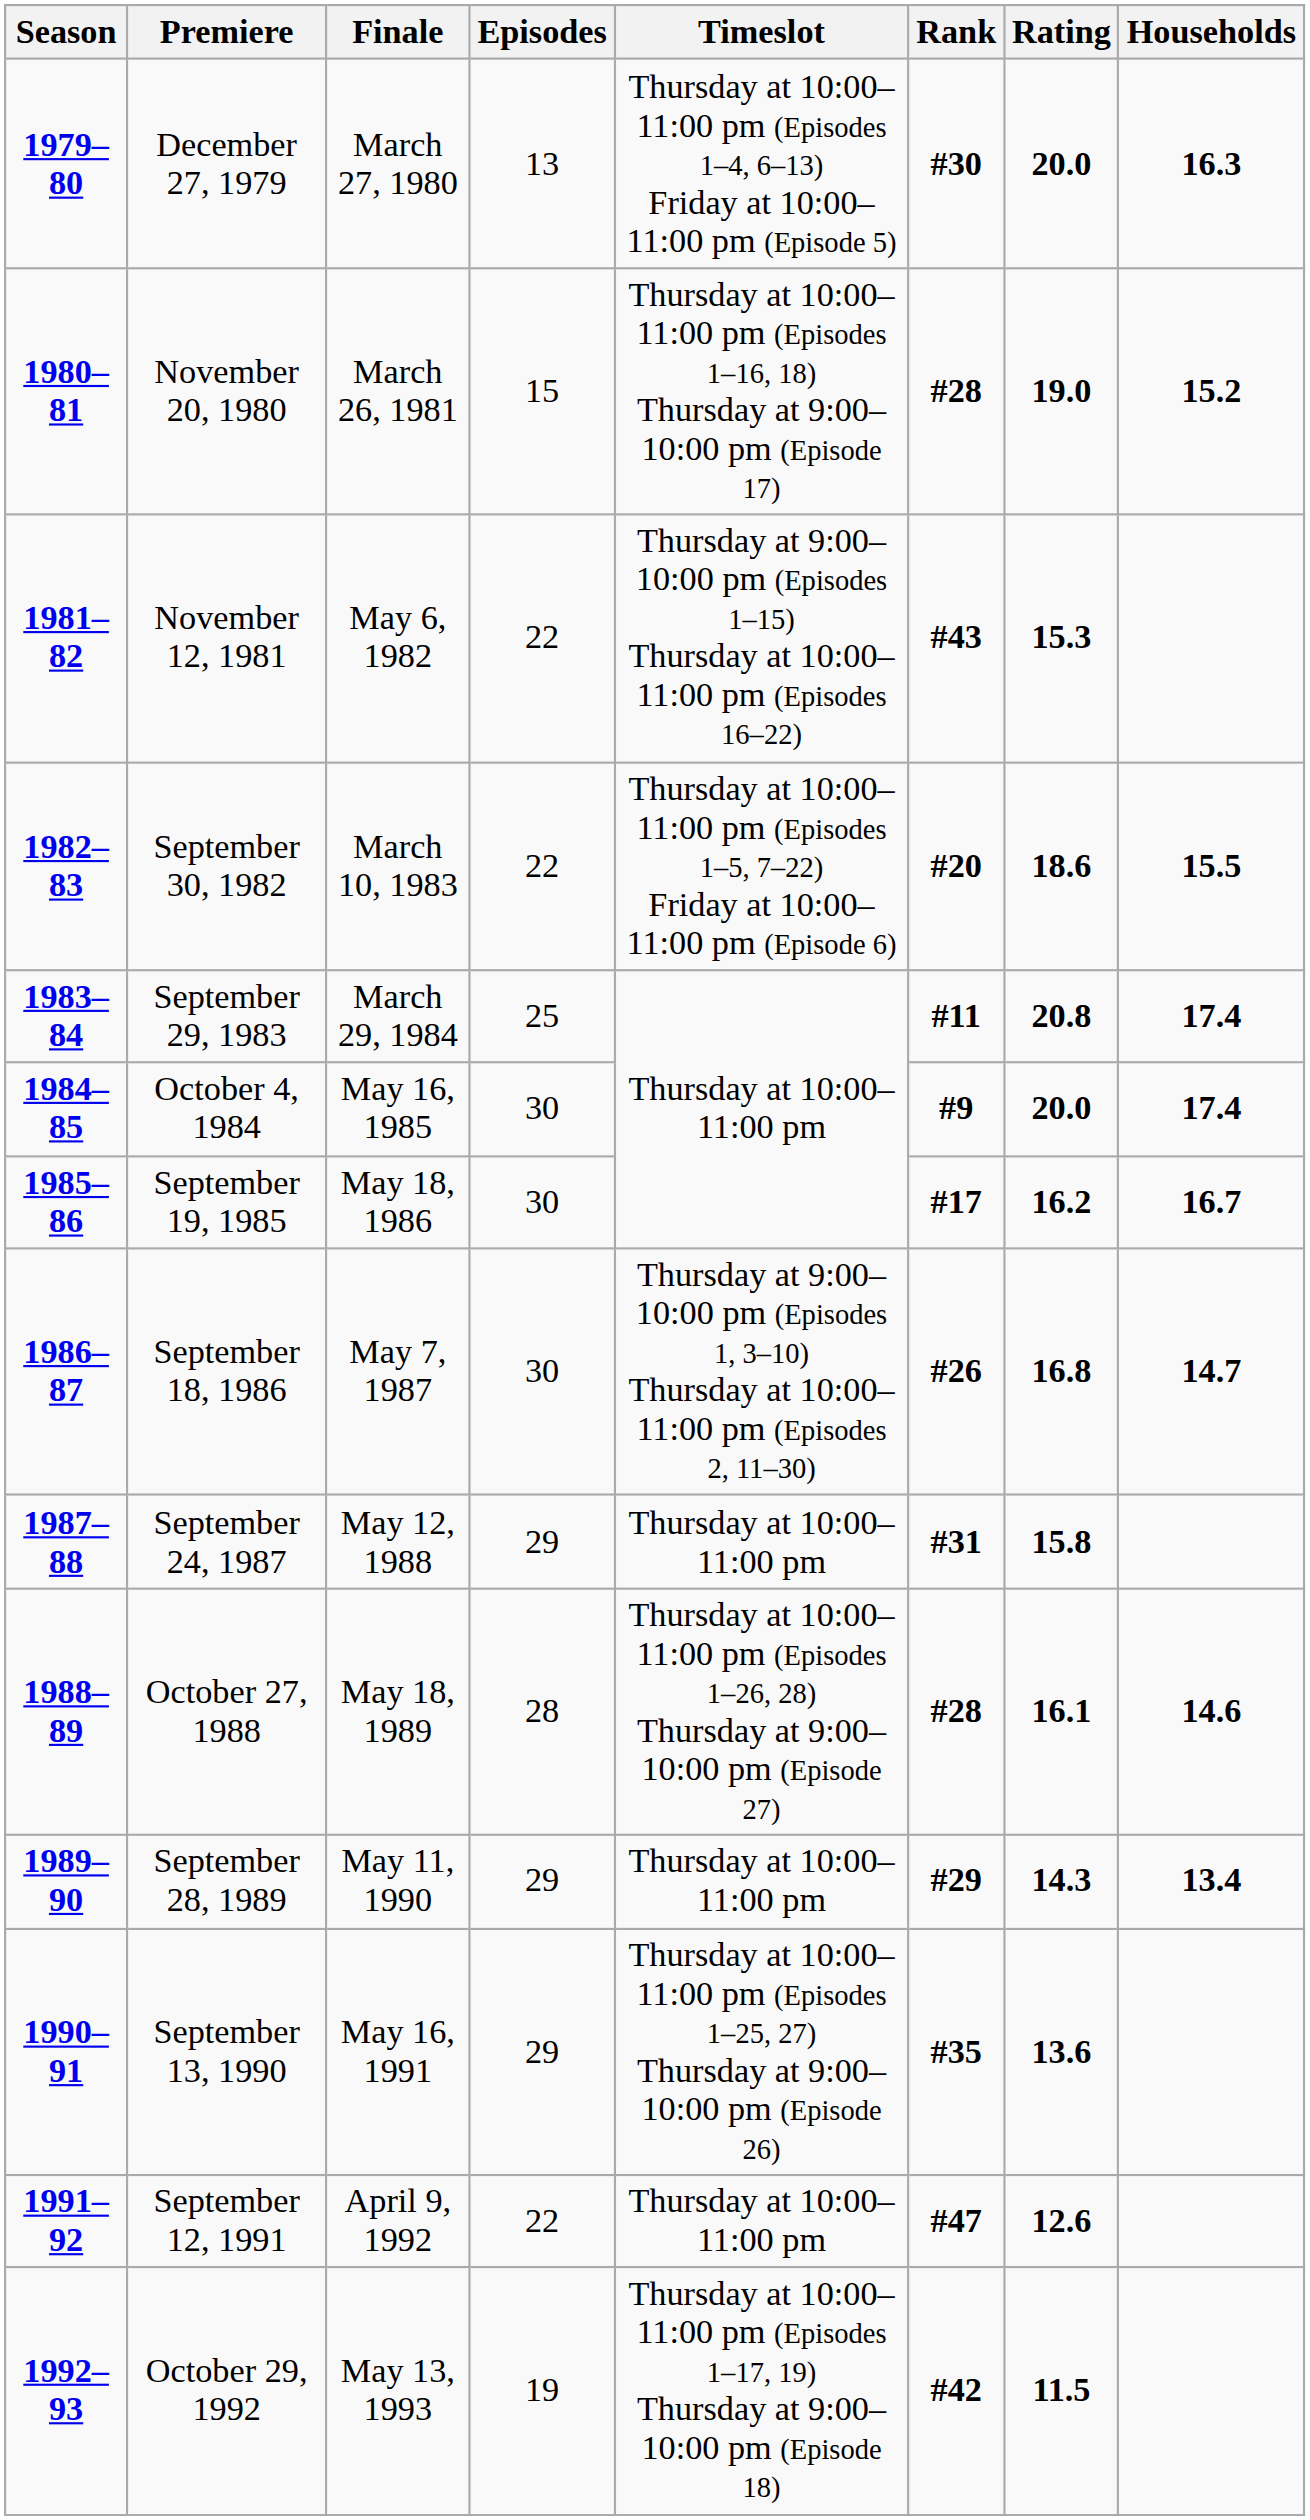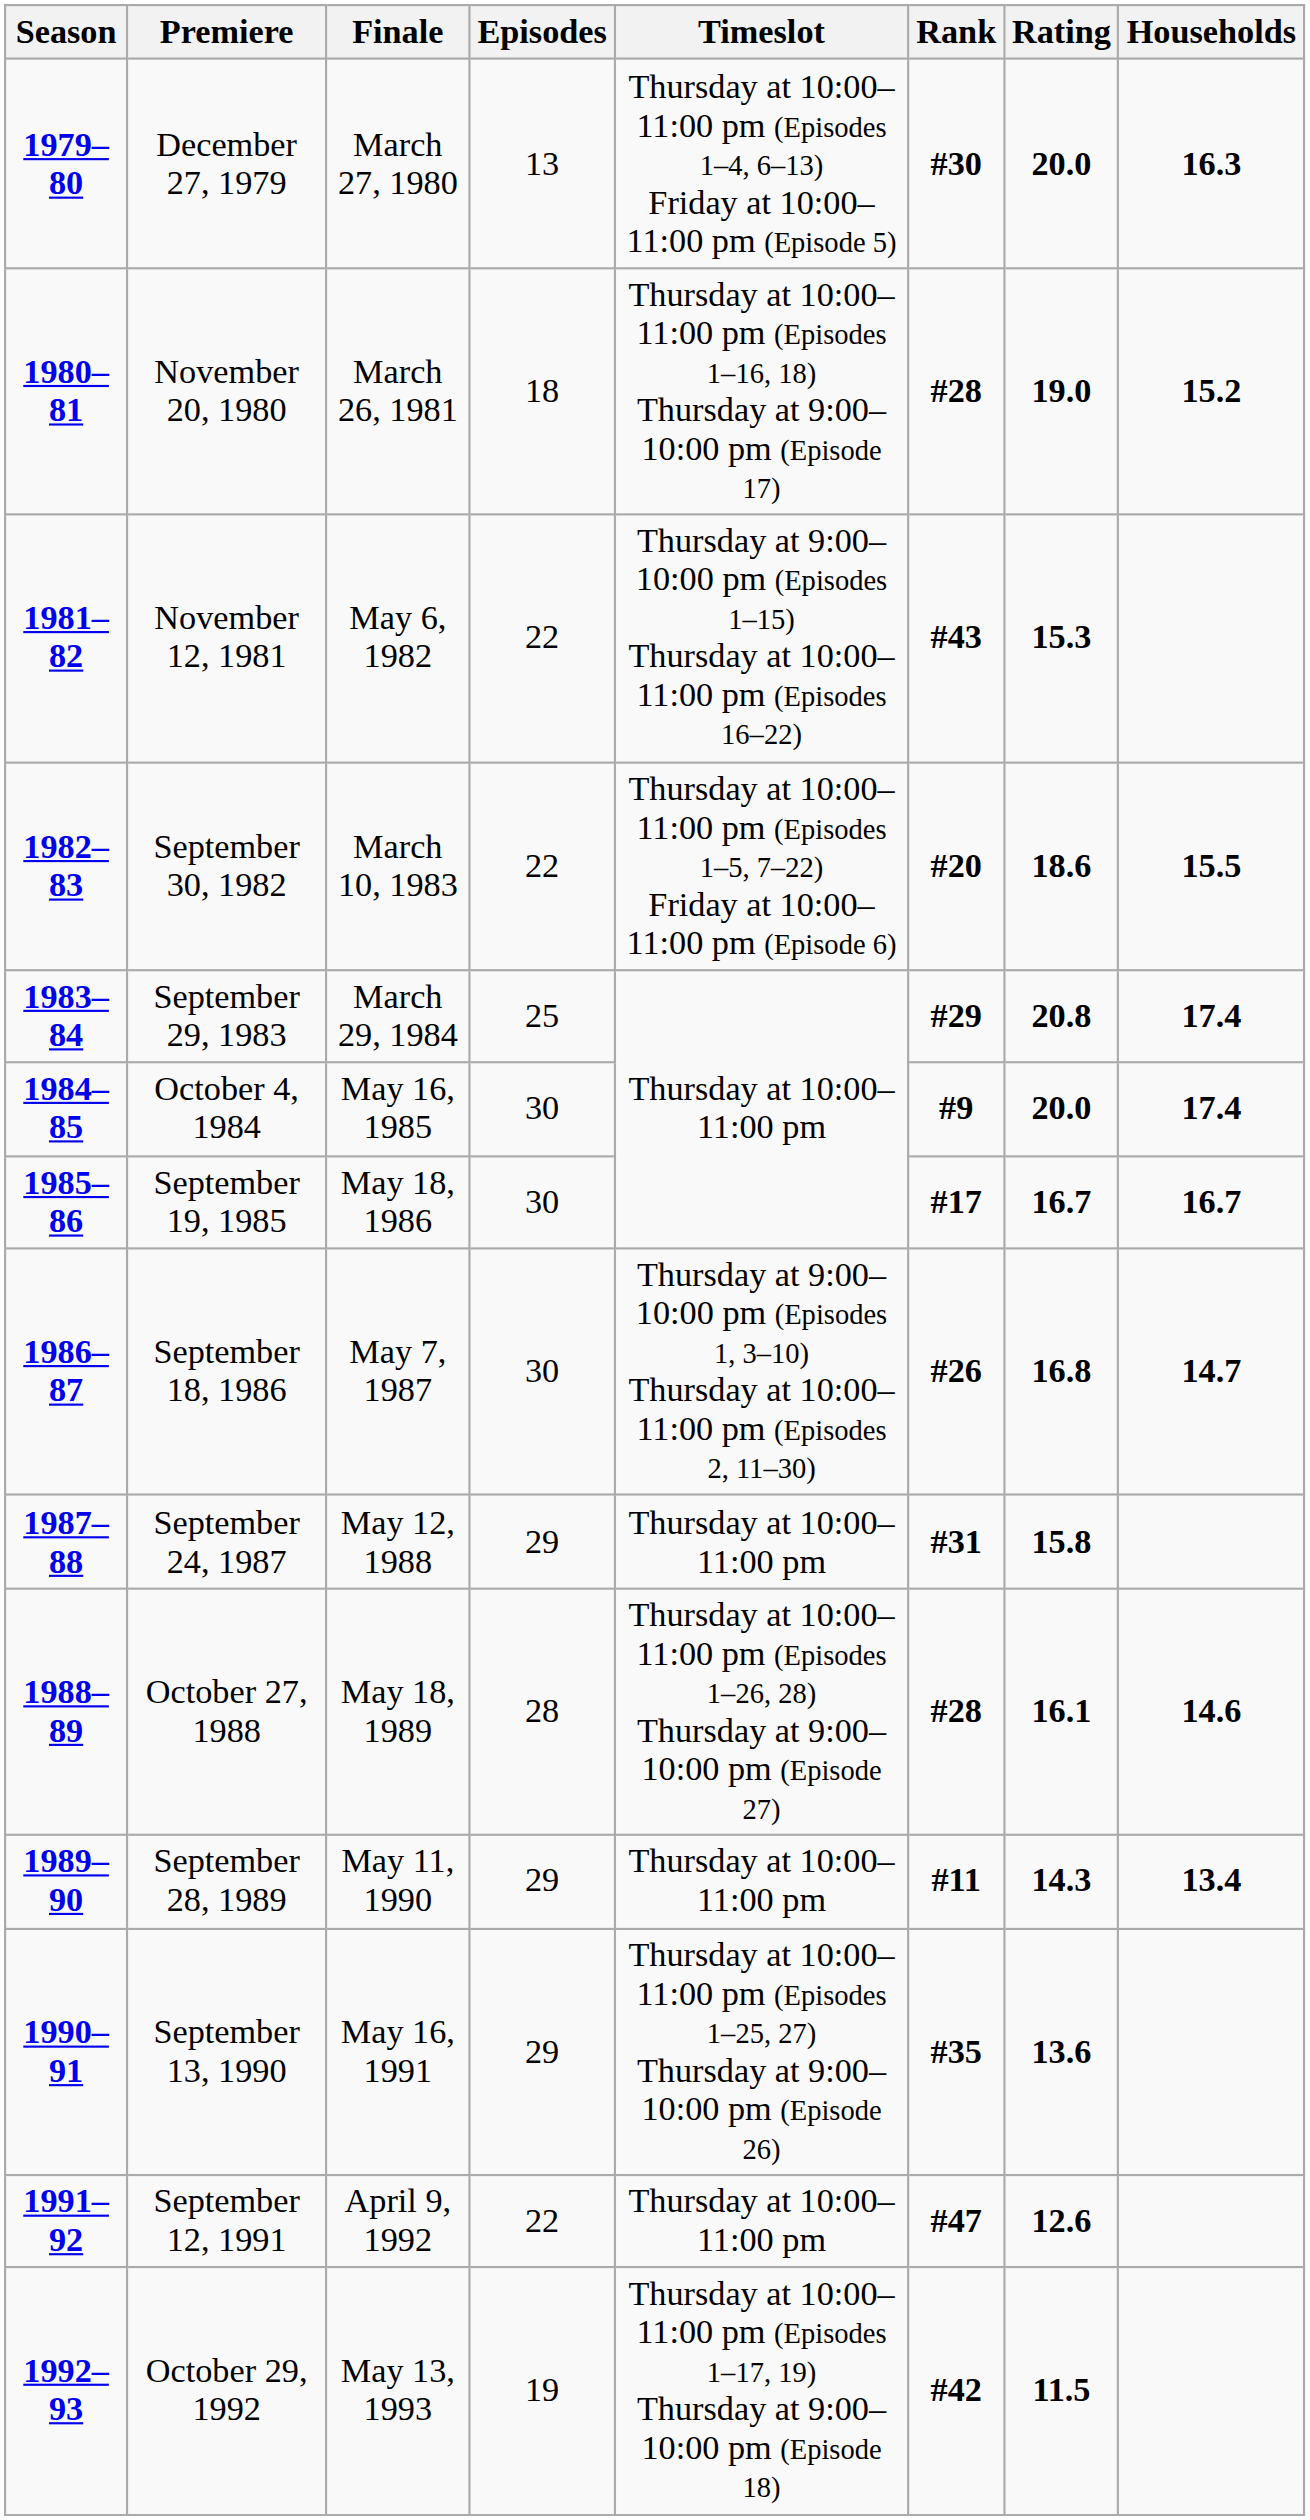(542, 390) 15 -> (542, 390) 18
(956, 1015) #11 -> (956, 1015) #29
(1061, 1201) 16.2 -> (1061, 1201) 16.7
(956, 1880) #29 -> (956, 1880) #11
